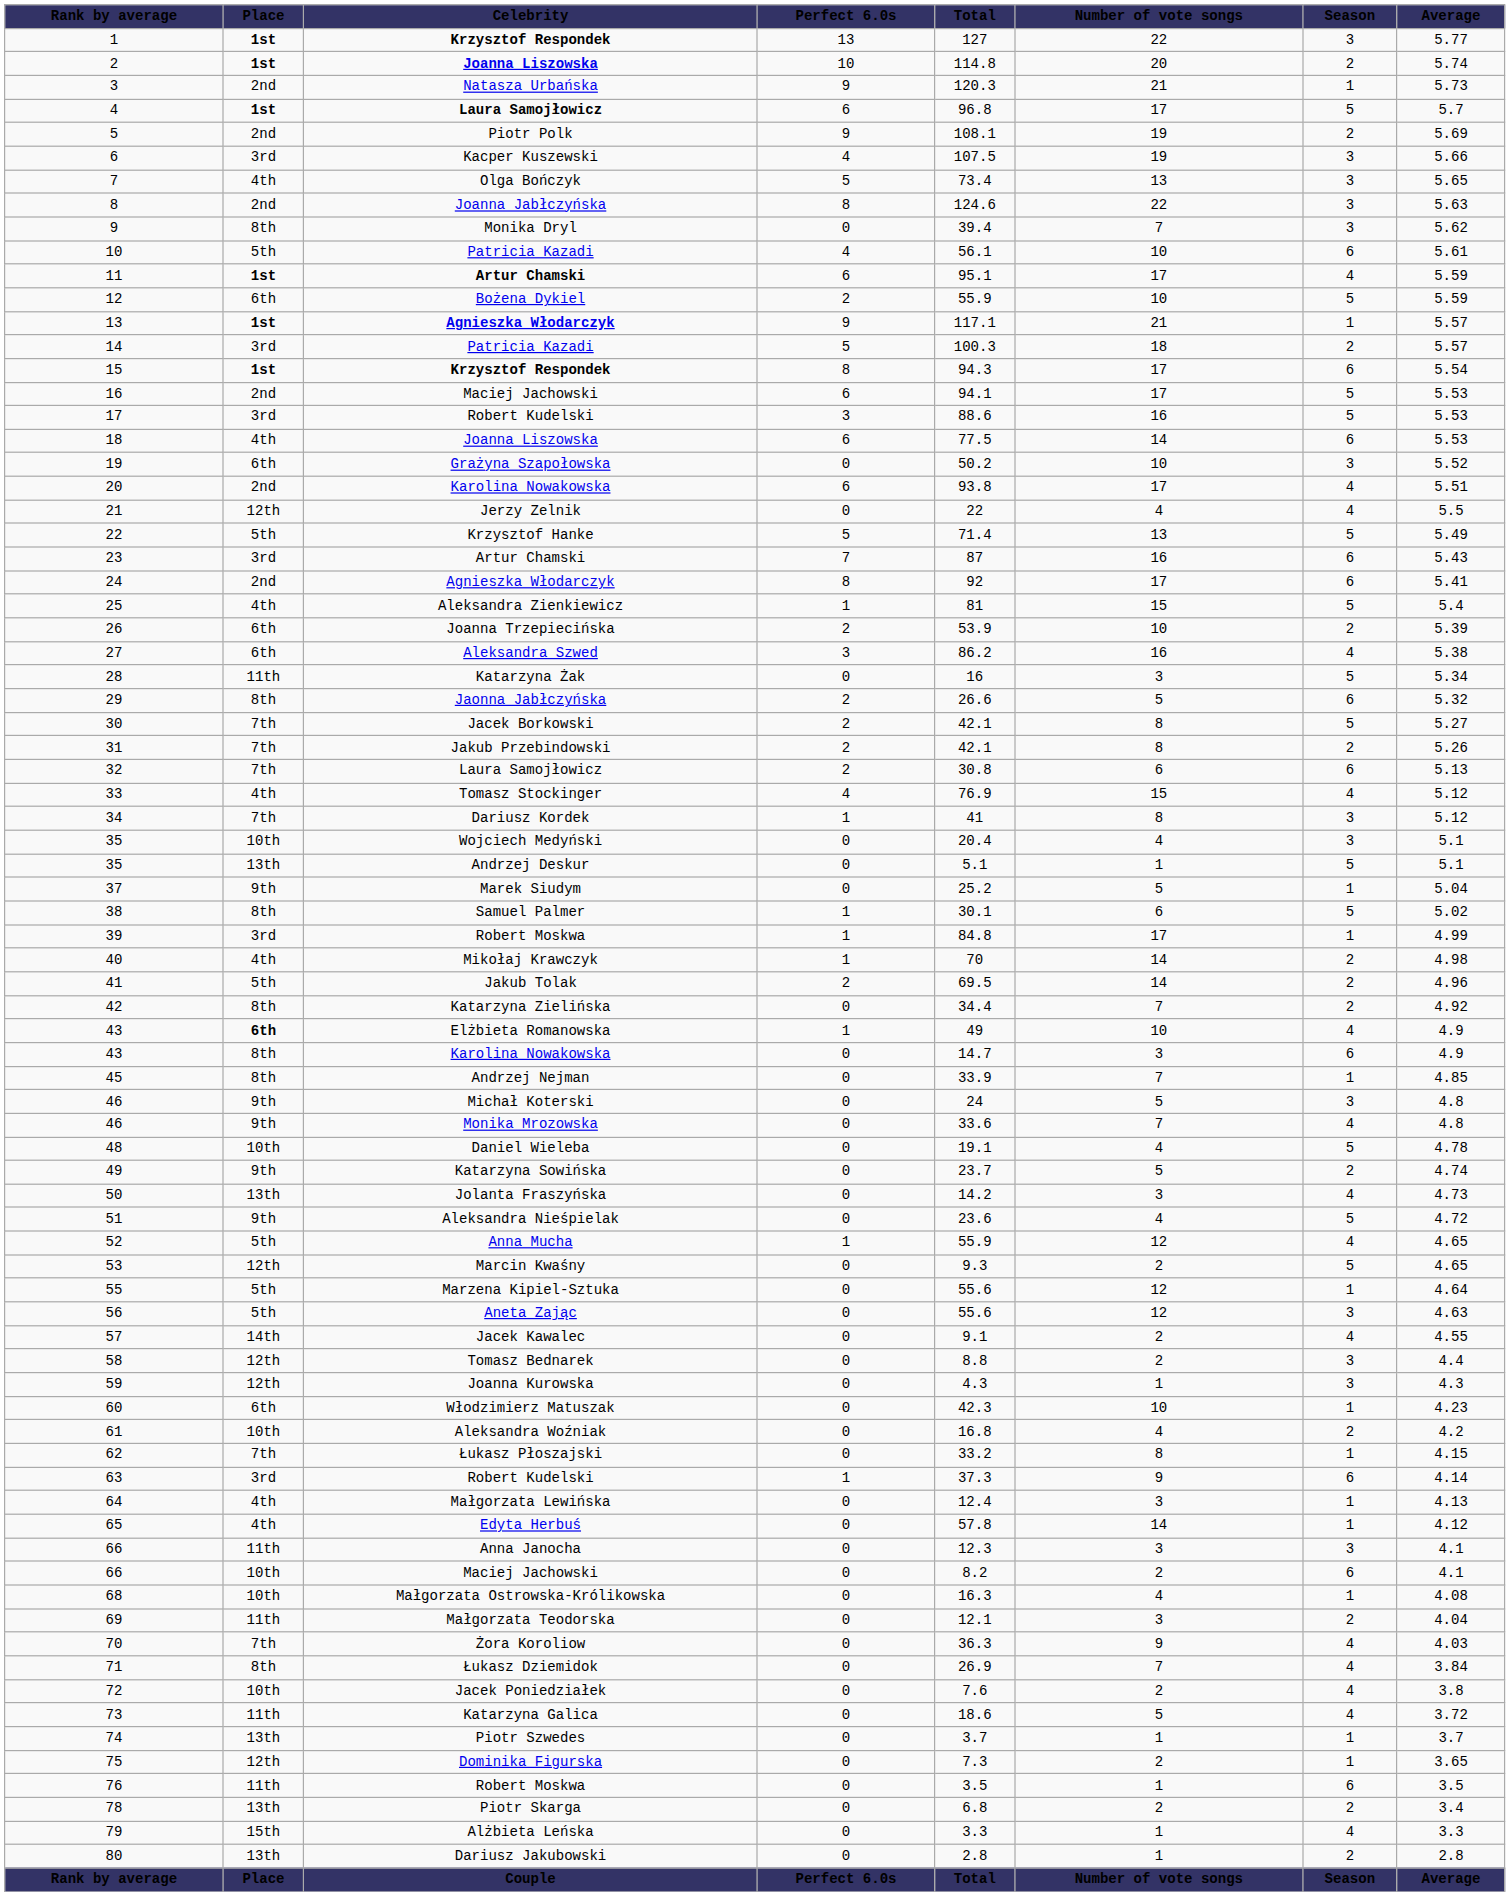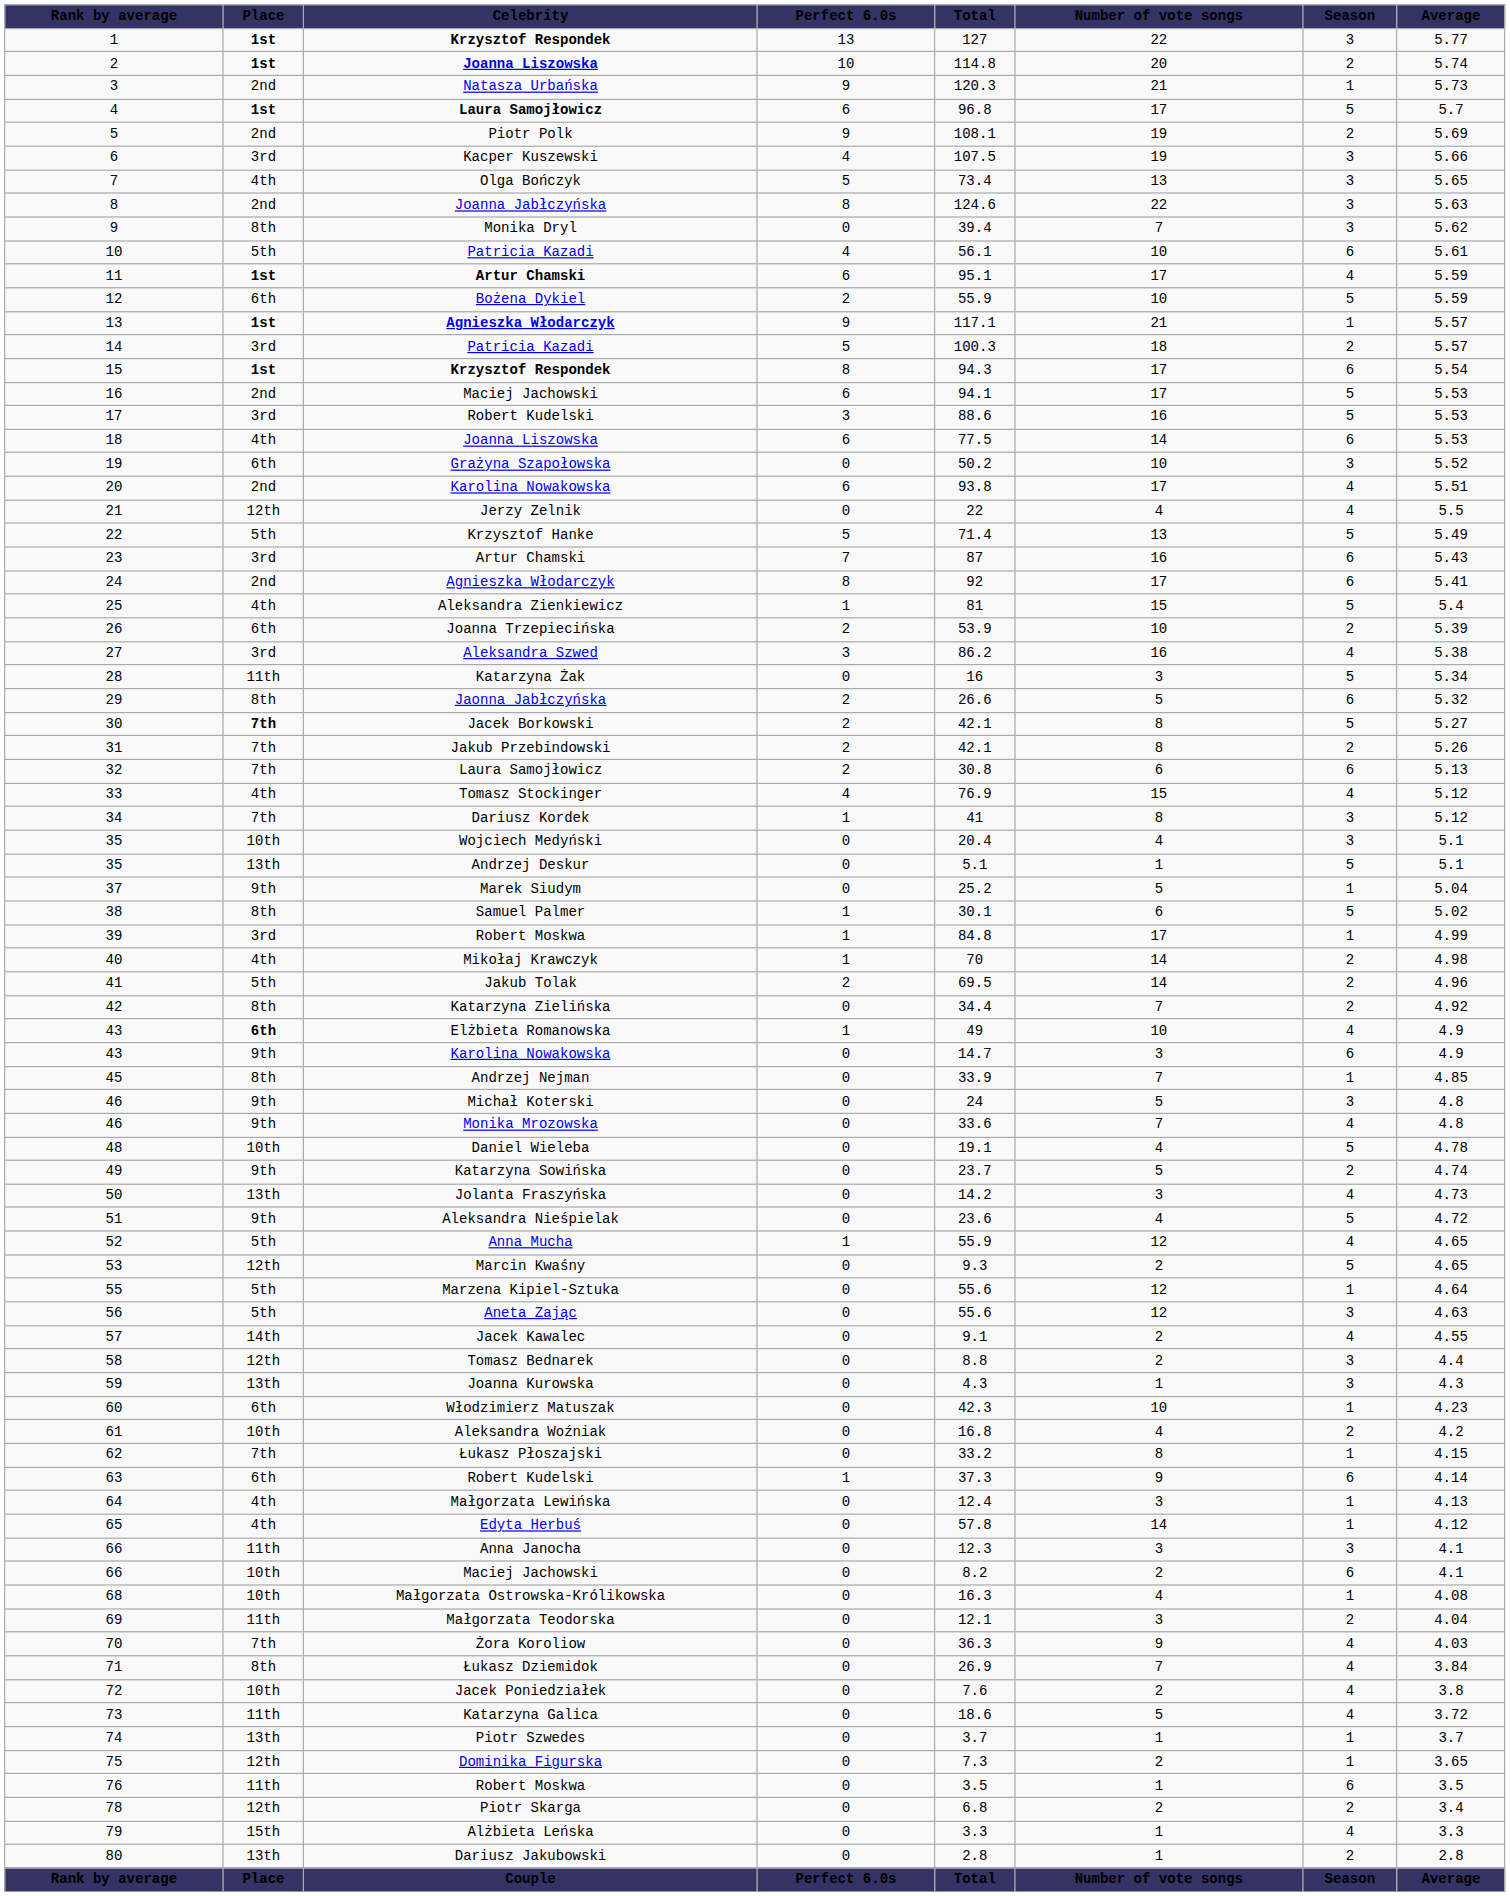(263, 653) 6th -> (263, 653) 3rd
(263, 724) normal -> (263, 724) bold
(263, 1054) 8th -> (263, 1054) 9th
(263, 1384) 12th -> (263, 1384) 13th
(263, 1479) 3rd -> (263, 1479) 6th
(263, 1809) 13th -> (263, 1809) 12th
